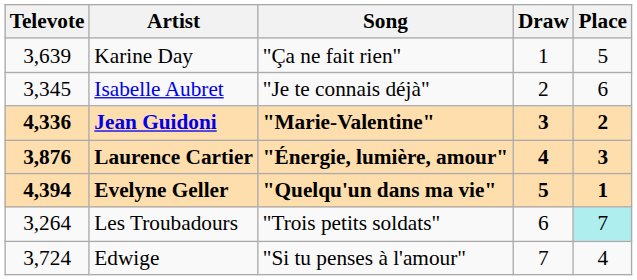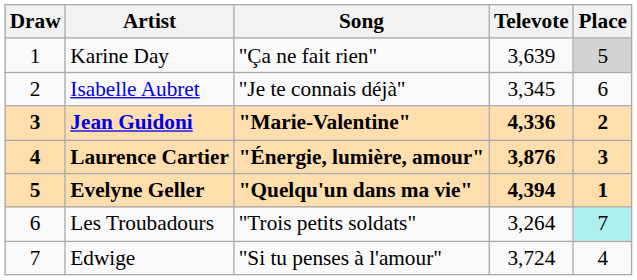columns swapped: (543, 21) <-> (47, 21)
(603, 55) no background -> (603, 55) lightgrey background
